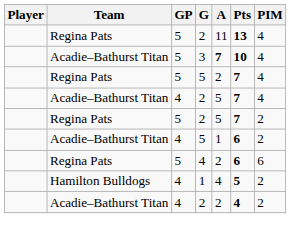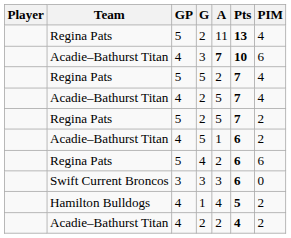(178, 56) 5 -> (178, 56) 4
(260, 56) 4 -> (261, 56) 6
+ row: (109, 181)
